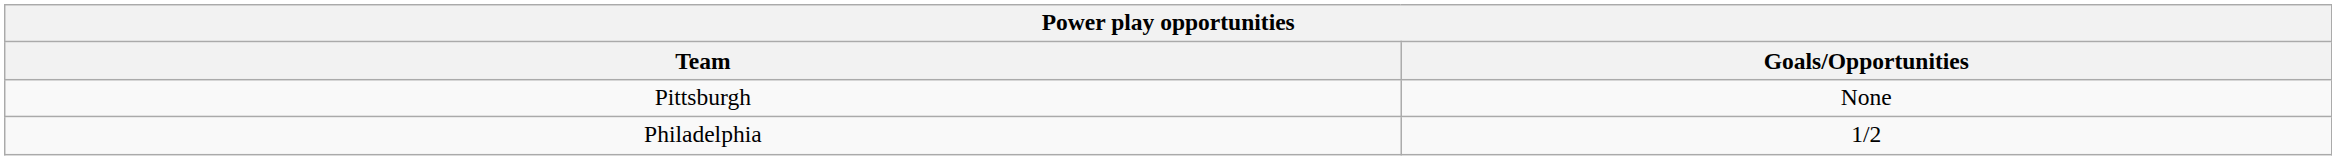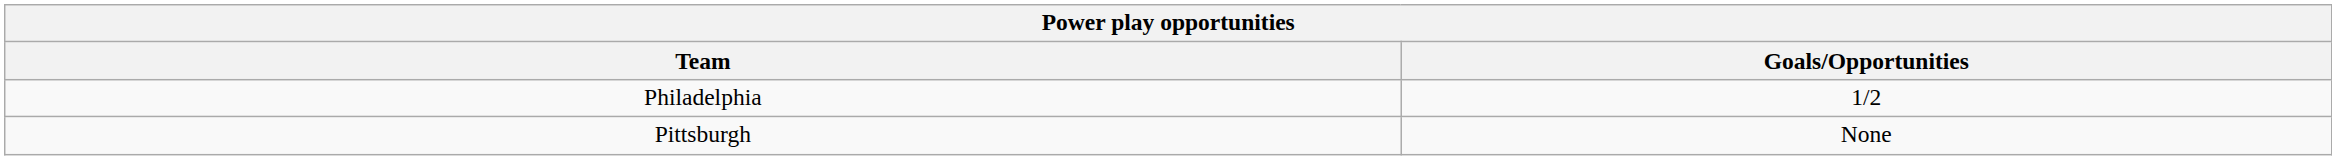rows swapped: (703, 97) <-> (703, 135)
